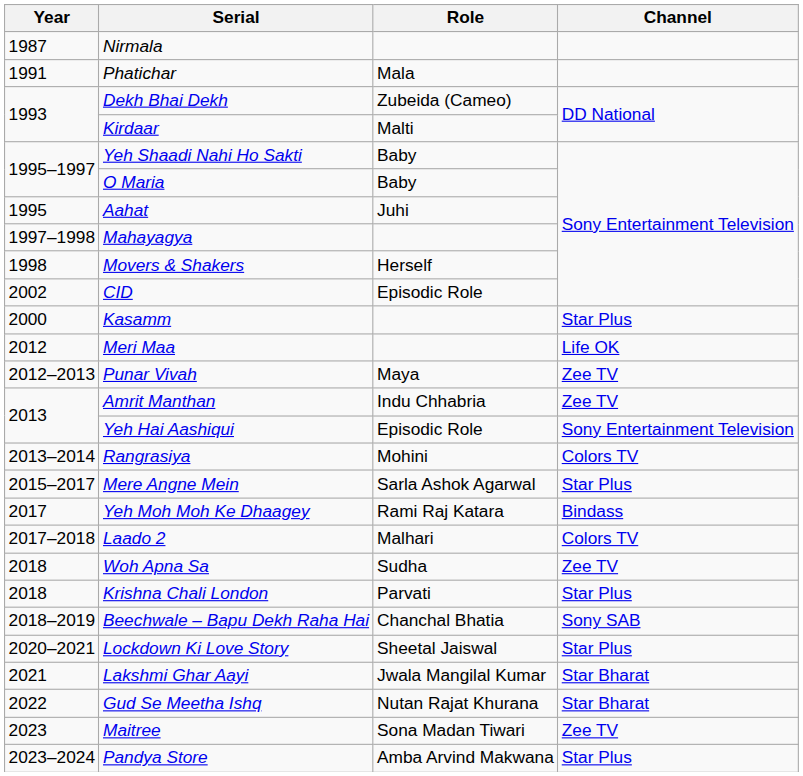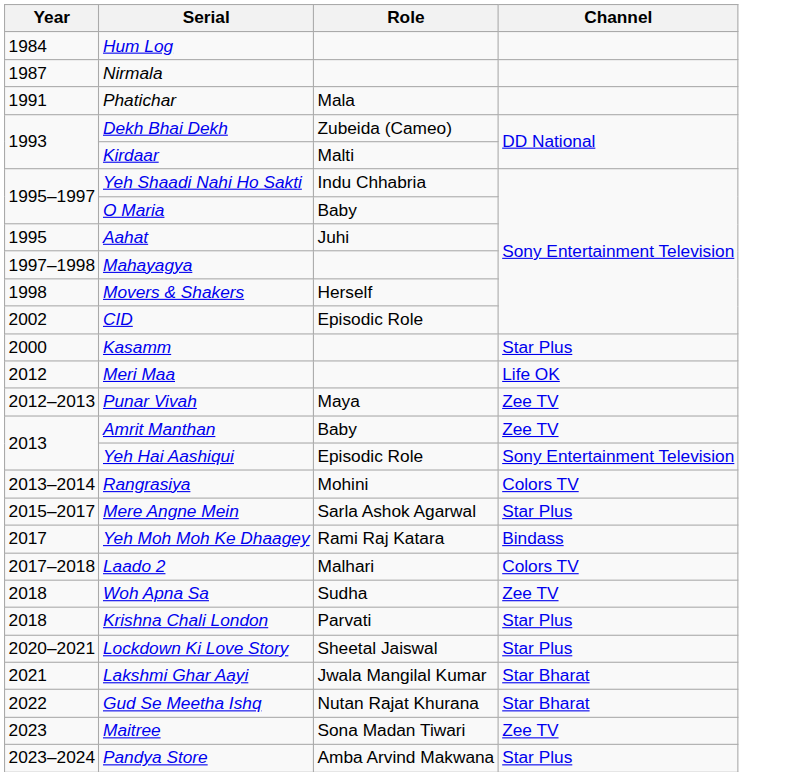+ row: (138, 45)
(397, 155) Baby -> (372, 182) Indu Chhabria
(431, 401) Indu Chhabria -> (337, 429) Baby
- row: (236, 621)
